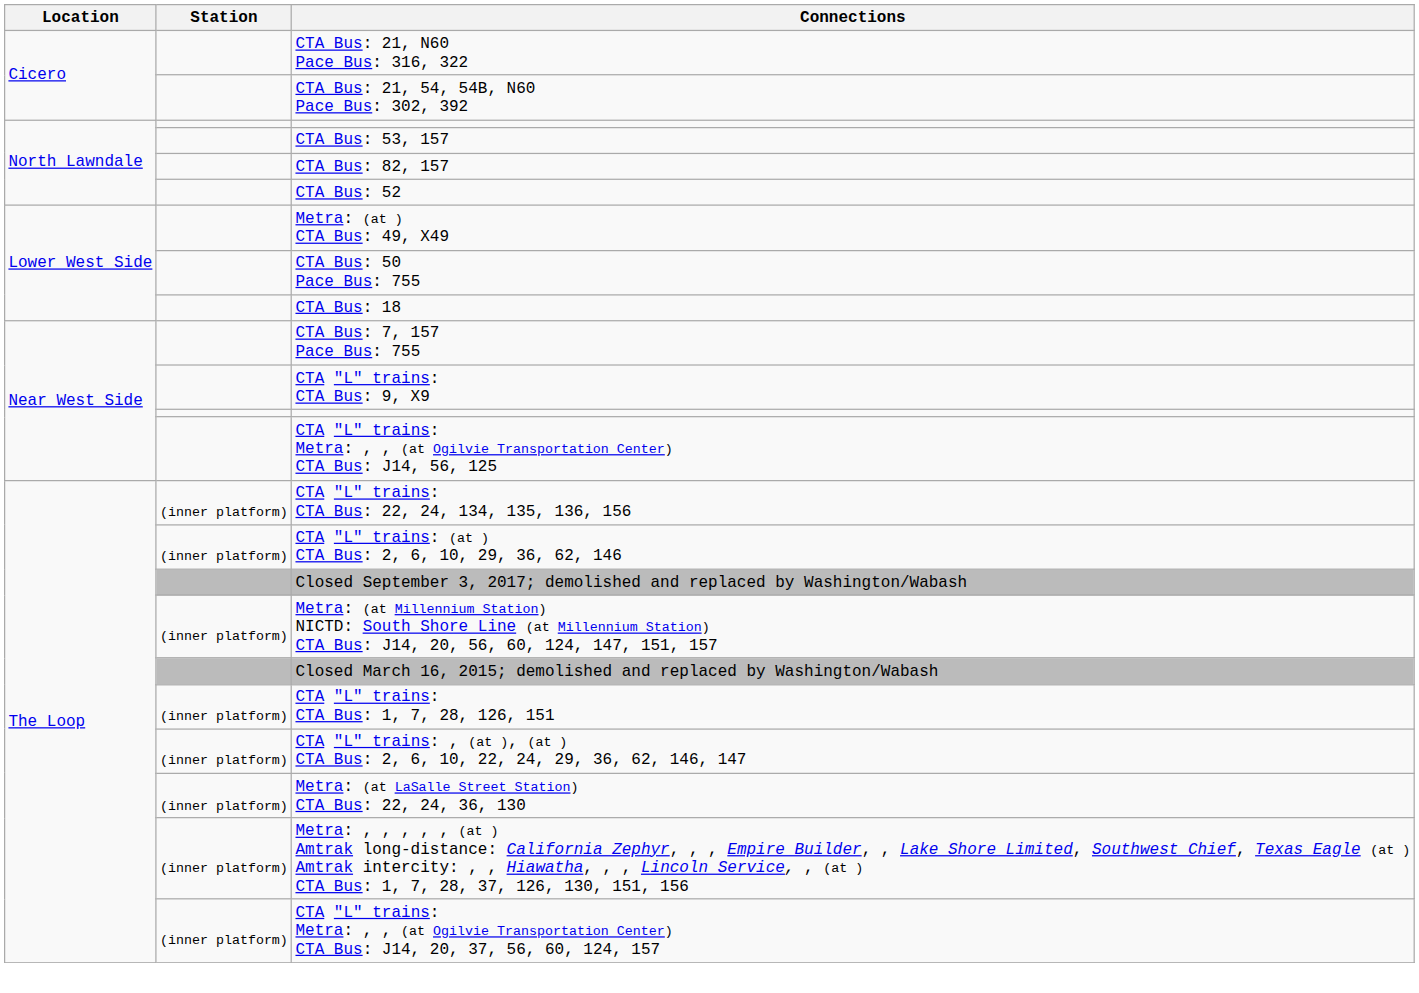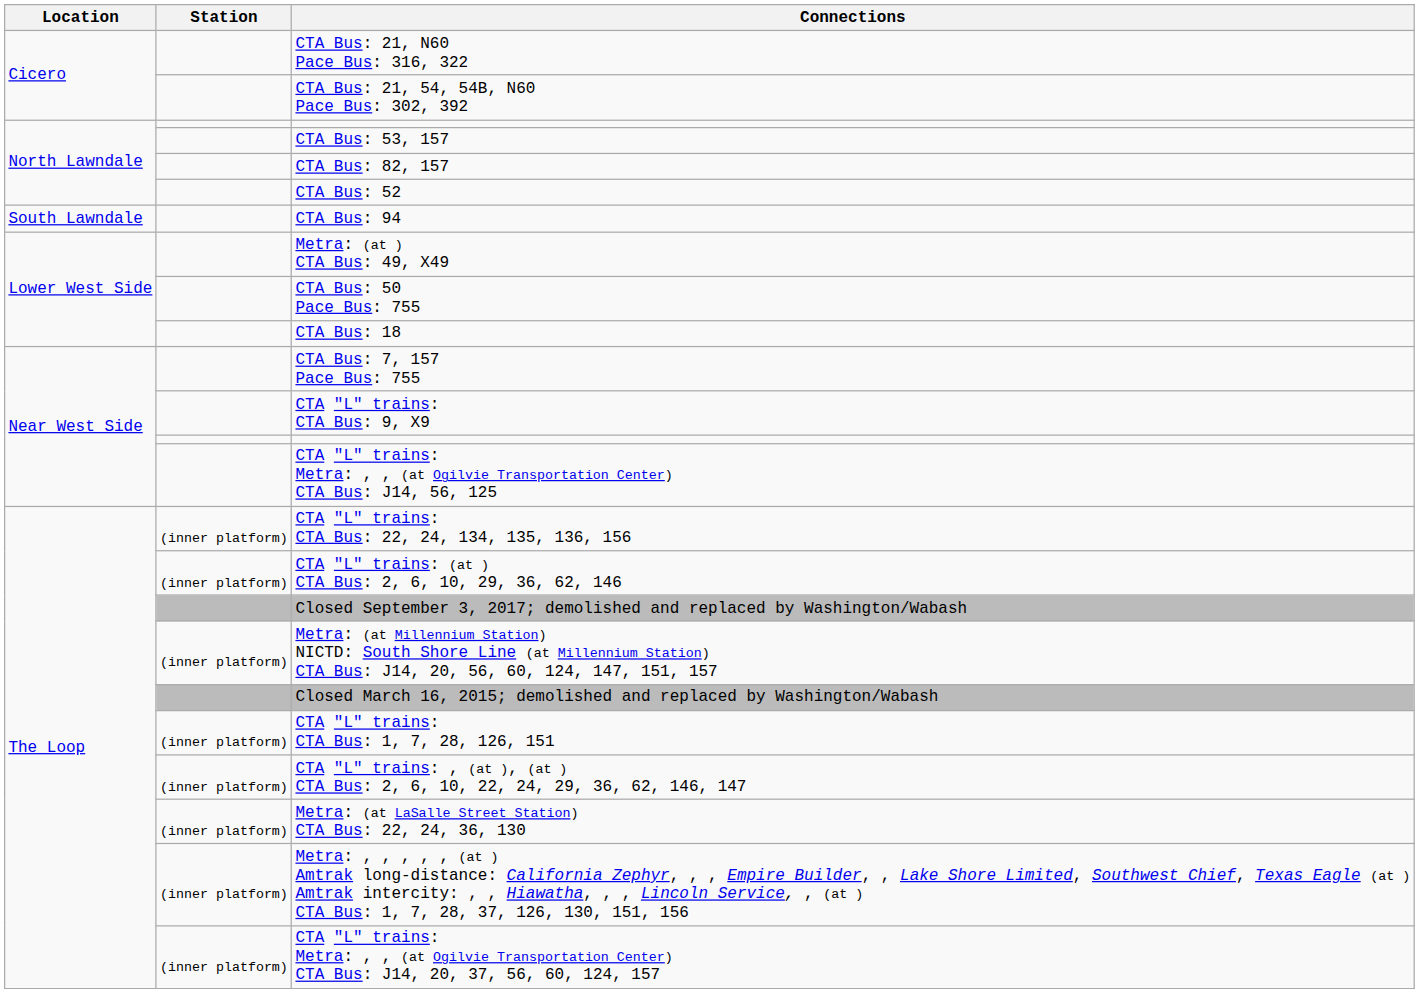+ row: (76, 219)
